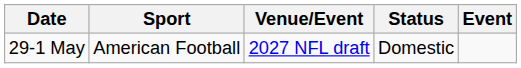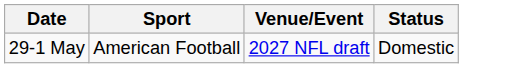- column: (487, 18)
